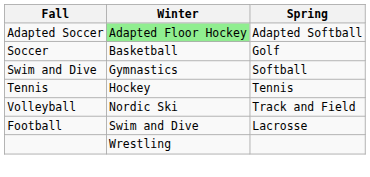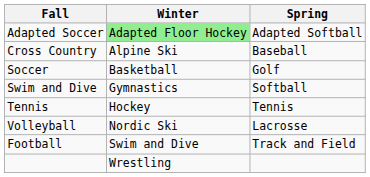+ row: (52, 51)
(304, 107) Track and Field -> (280, 126) Lacrosse
(280, 126) Lacrosse -> (304, 144) Track and Field
